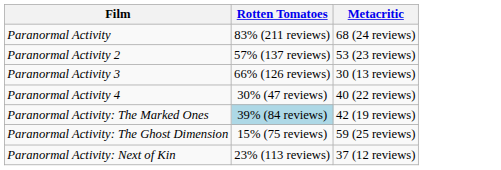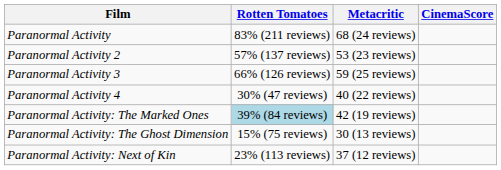+ column: (457, 14)
(376, 74) 30 (13 reviews) -> (376, 74) 59 (25 reviews)
(376, 134) 59 (25 reviews) -> (376, 134) 30 (13 reviews)
